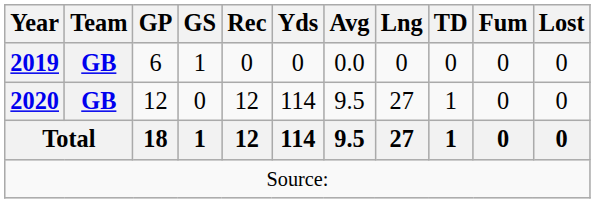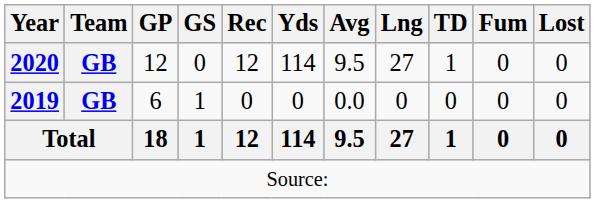rows swapped: (35, 62) <-> (35, 100)
